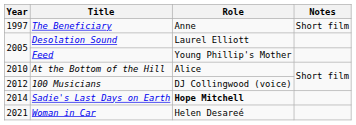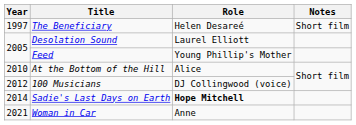(185, 26) Anne -> (209, 26) Helen Desareé
(209, 112) Helen Desareé -> (185, 112) Anne
